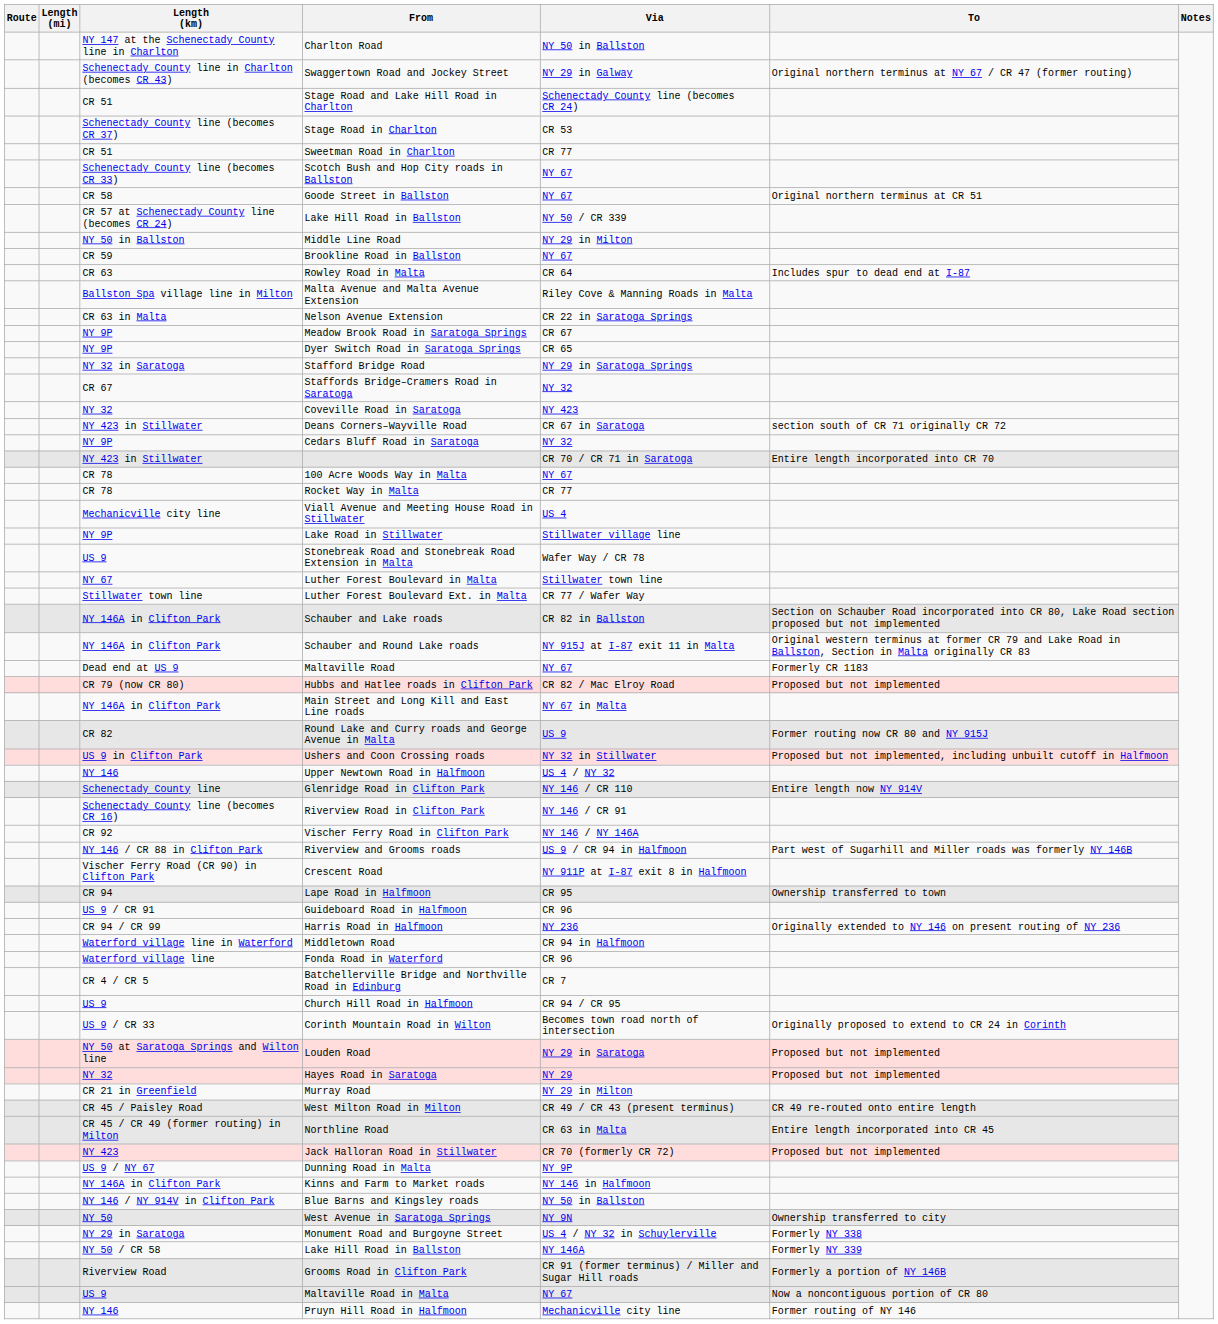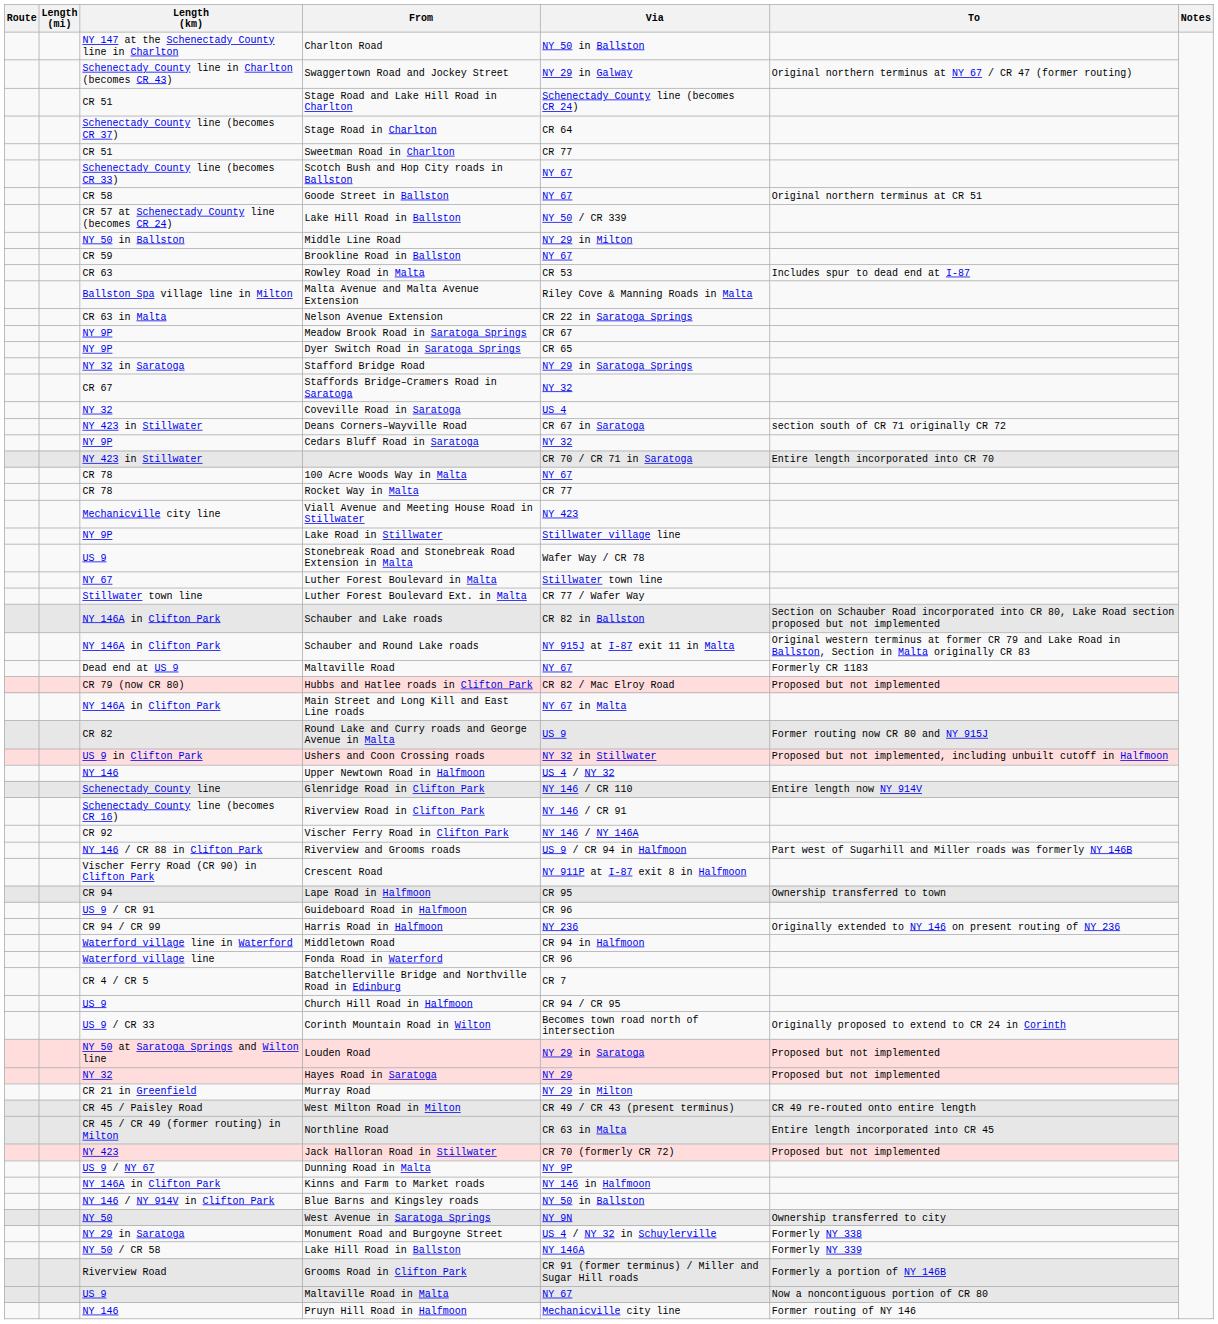(557, 130) CR 53 -> (557, 130) CR 64
(557, 273) CR 64 -> (557, 273) CR 53
(560, 410) NY 423 -> (554, 410) US 4
(554, 514) US 4 -> (560, 514) NY 423
